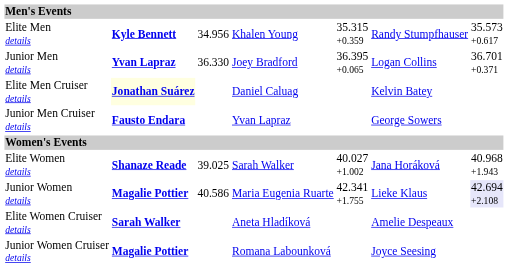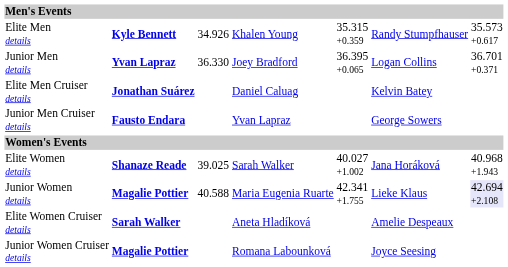(213, 34) 34.956 -> (213, 34) 34.926
(153, 91) lightyellow background -> (153, 91) no background
(213, 193) 40.586 -> (213, 193) 40.588
